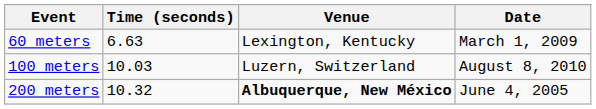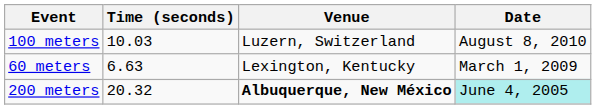rows swapped: (49, 42) <-> (54, 67)
(130, 91) 10.32 -> (130, 91) 20.32
(514, 91) no background -> (514, 91) paleturquoise background
